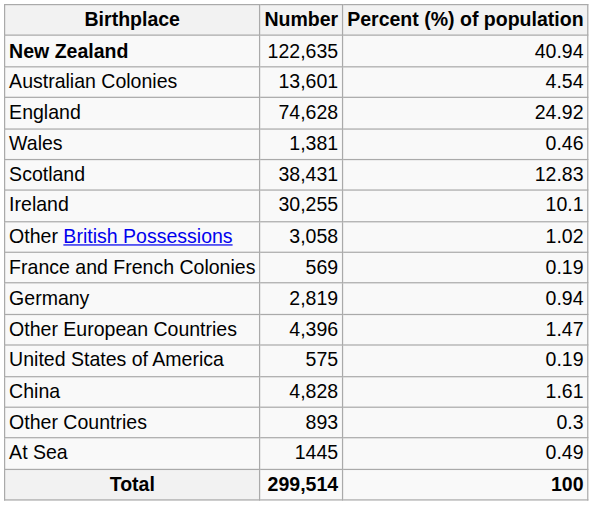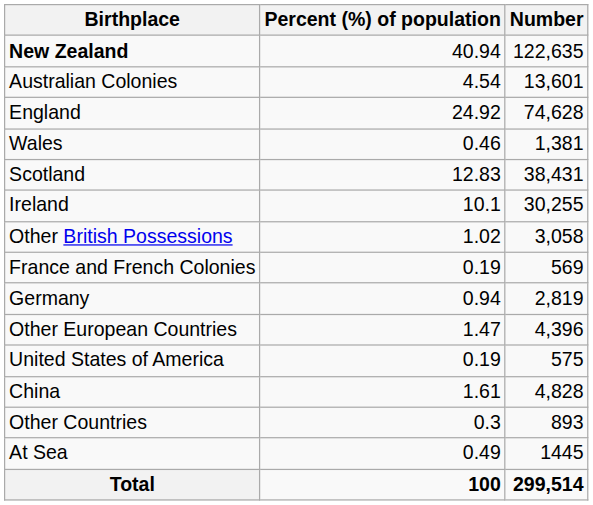columns swapped: (301, 19) <-> (465, 19)
